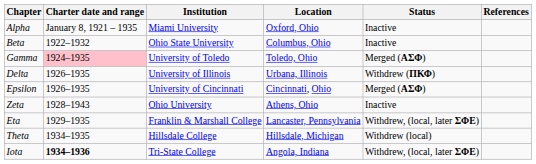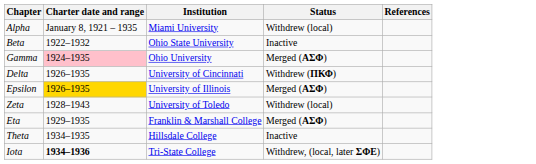- column: (313, 12)
(381, 27) Inactive -> (299, 27) Withdrew (local)
(189, 58) University of Toledo -> (180, 58) Ohio University
(189, 74) University of Illinois -> (196, 74) University of Cincinnati
(68, 89) no background -> (68, 89) gold background
(196, 89) University of Cincinnati -> (189, 89) University of Illinois
(180, 105) Ohio University -> (189, 105) University of Toledo
(381, 105) Inactive -> (299, 105) Withdrew (local)
(422, 120) Withdrew, (local, later ΣΦΕ) -> (296, 120) Merged (ΑΣΦ)
(398, 136) Withdrew (local) -> (282, 136) Inactive
